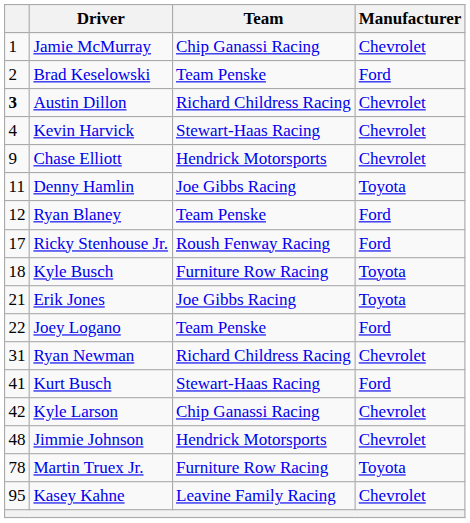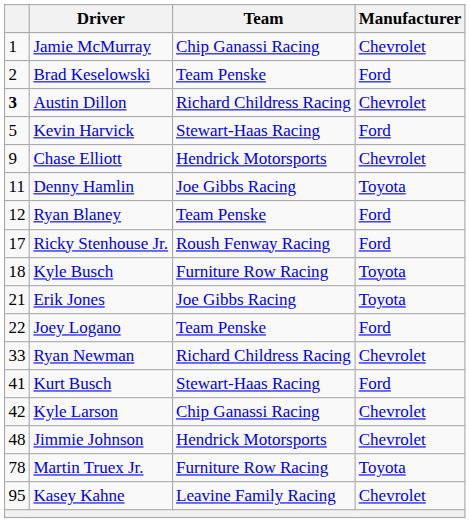(13, 131) 4 -> (13, 131) 5
(392, 131) Chevrolet -> (375, 131) Ford
(17, 355) 31 -> (17, 355) 33
